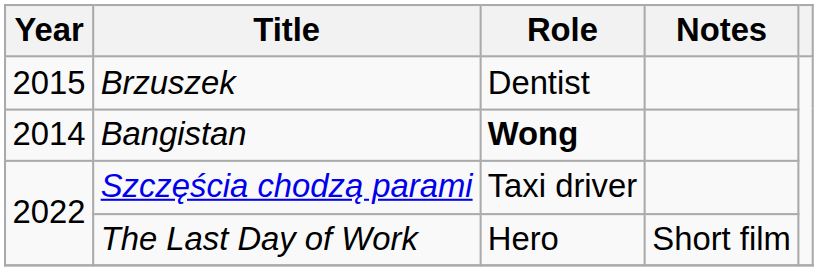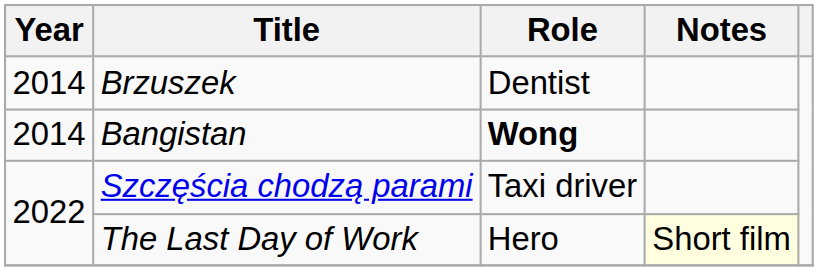(49, 82) 2015 -> (49, 82) 2014
(722, 238) no background -> (722, 238) lightyellow background
